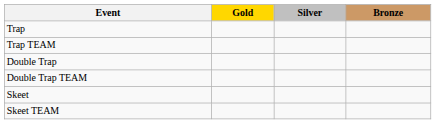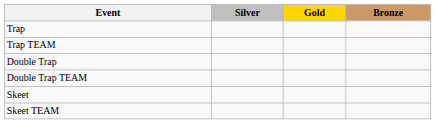columns swapped: (243, 13) <-> (310, 13)
